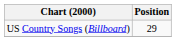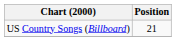(152, 28) 29 -> (152, 28) 21
